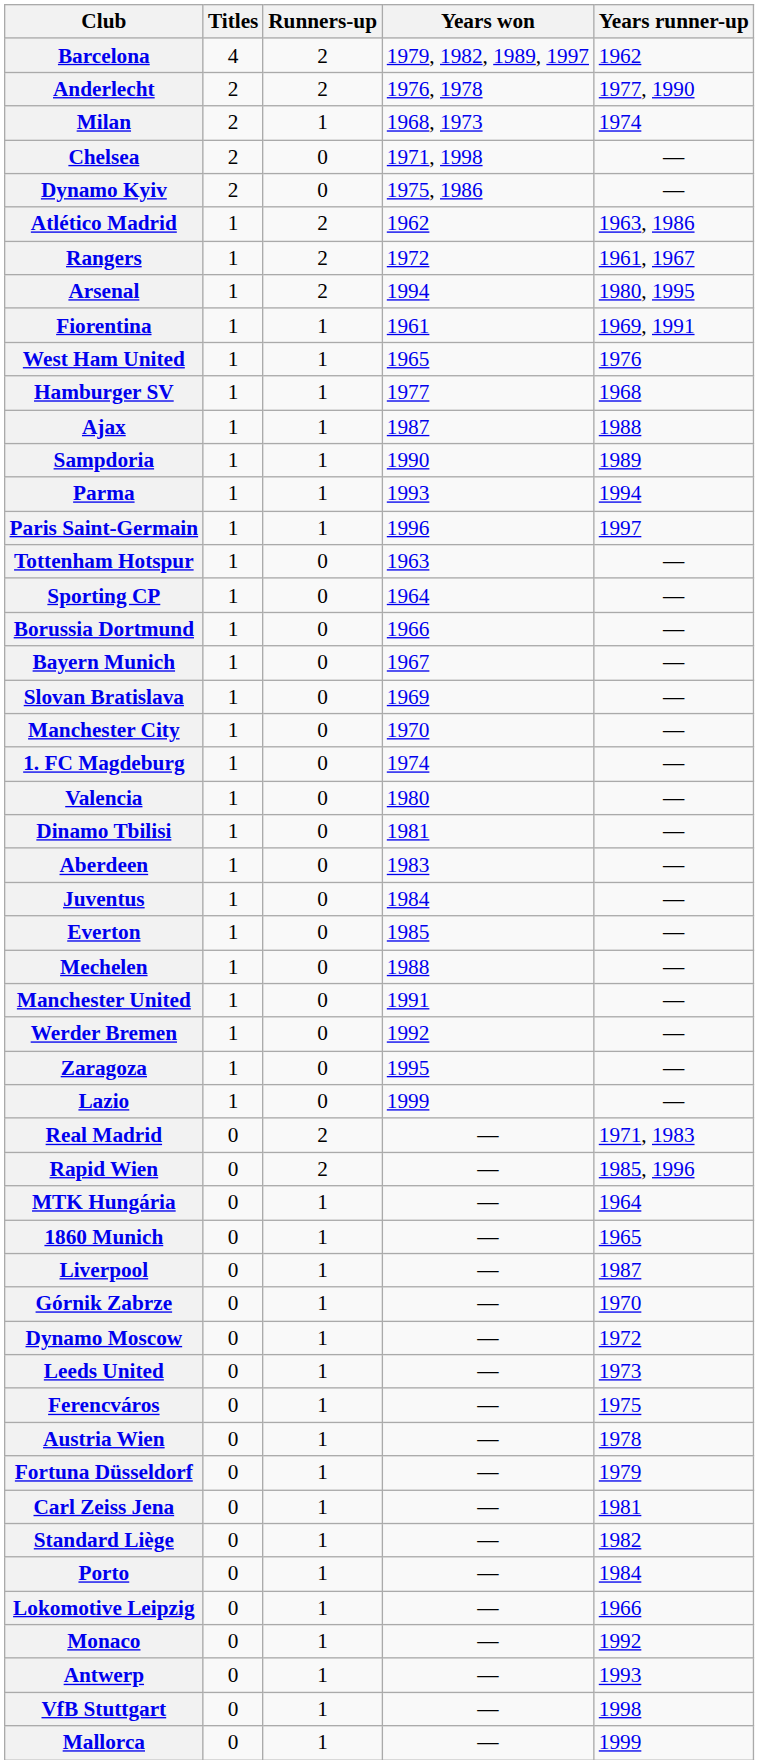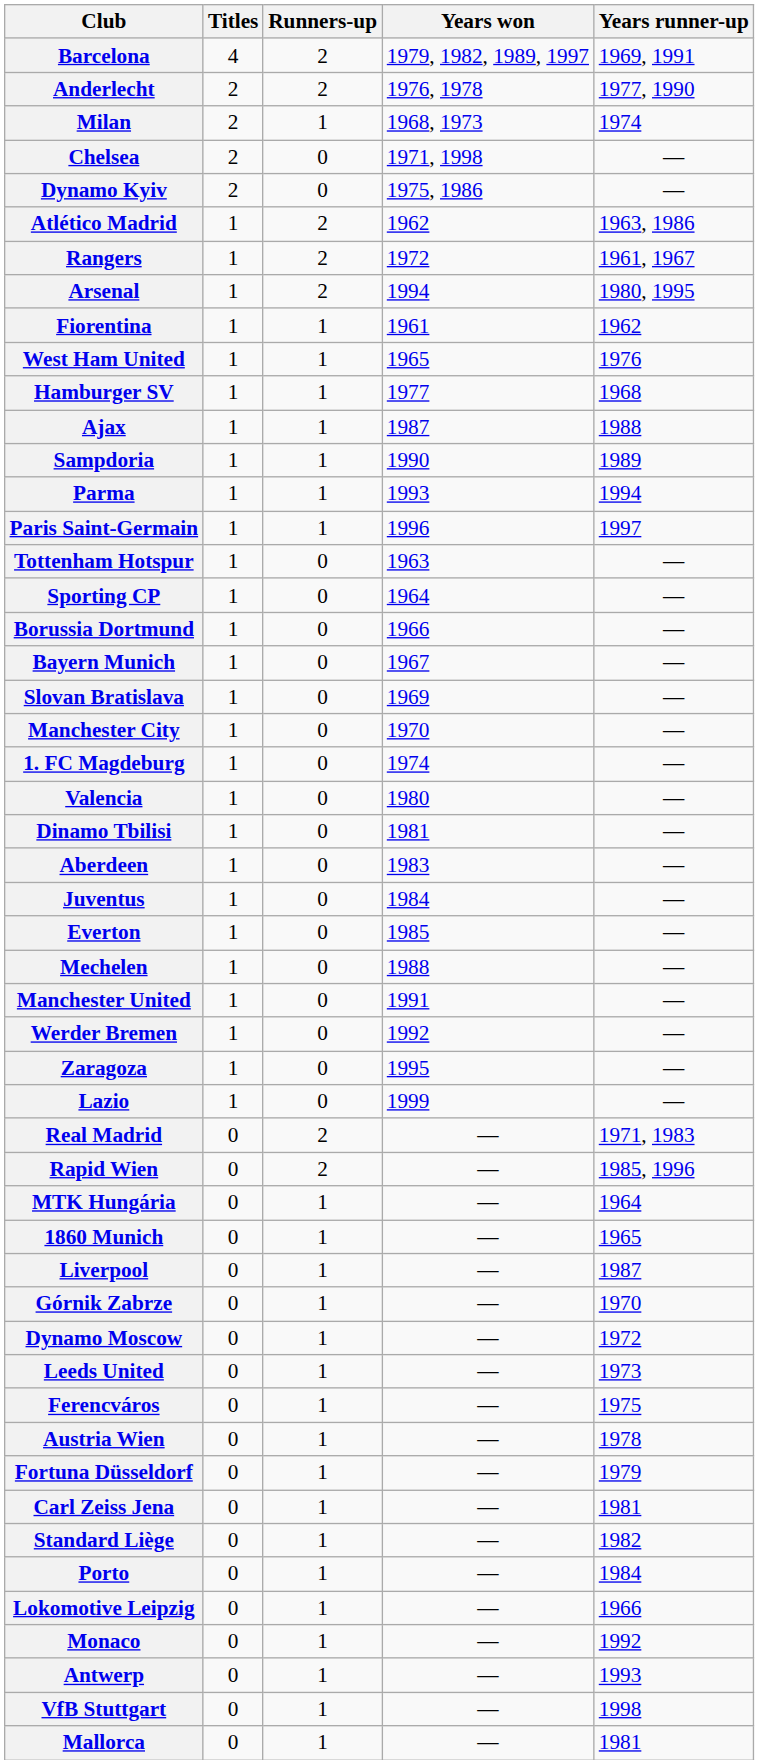(620, 55) 1962 -> (647, 55) 1969, 1991
(647, 325) 1969, 1991 -> (620, 325) 1962
(620, 1742) 1999 -> (620, 1742) 1981
